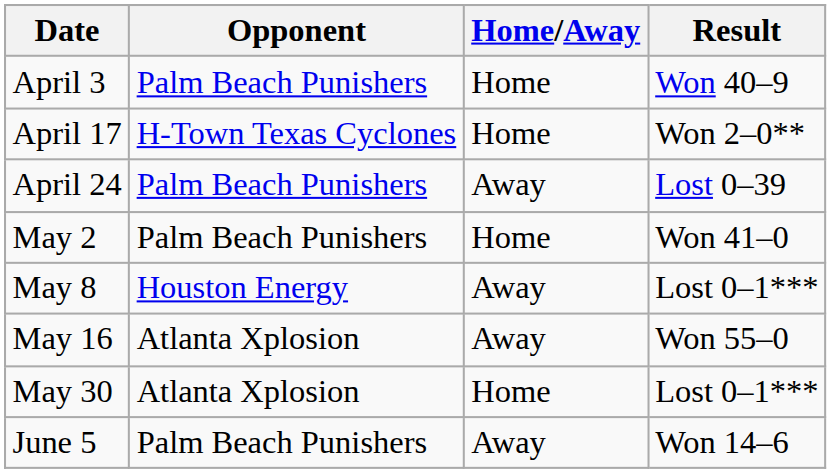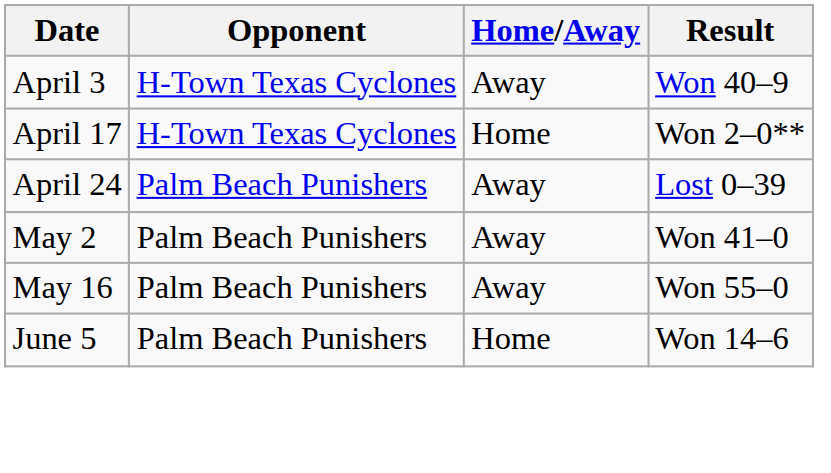(282, 81) Palm Beach Punishers -> (296, 81) H-Town Texas Cyclones
(511, 81) Home -> (509, 81) Away
(511, 236) Home -> (509, 236) Away
- row: (54, 287)
(248, 339) Atlanta Xplosion -> (282, 287) Palm Beach Punishers
- row: (63, 390)
(509, 442) Away -> (511, 339) Home
